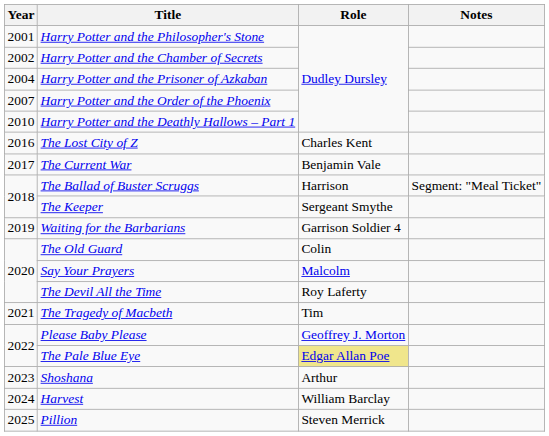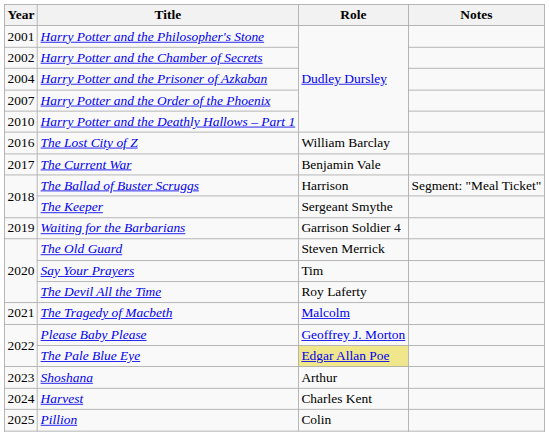(337, 143) Charles Kent -> (346, 143) William Barclay
(316, 249) Colin -> (343, 249) Steven Merrick
(326, 270) Malcolm -> (312, 270) Tim
(312, 313) Tim -> (326, 313) Malcolm
(346, 398) William Barclay -> (337, 398) Charles Kent
(343, 420) Steven Merrick -> (316, 420) Colin
